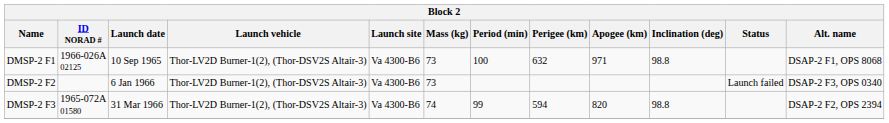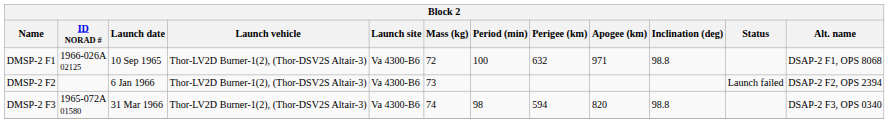(431, 61) 73 -> (431, 61) 72
(835, 83) DSAP-2 F3, OPS 0340 -> (835, 83) DSAP-2 F2, OPS 2394
(478, 104) 99 -> (478, 104) 98
(835, 104) DSAP-2 F2, OPS 2394 -> (835, 104) DSAP-2 F3, OPS 0340
